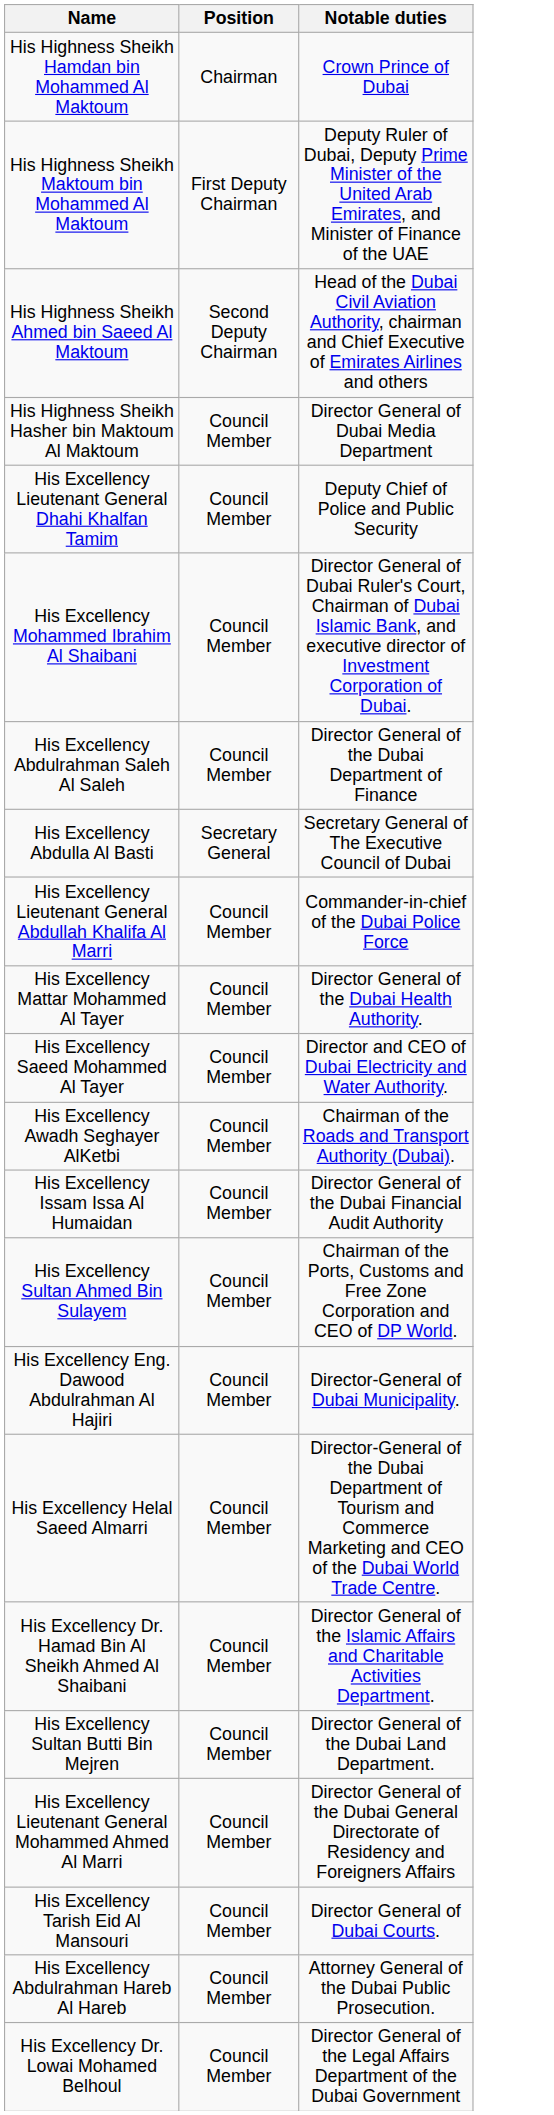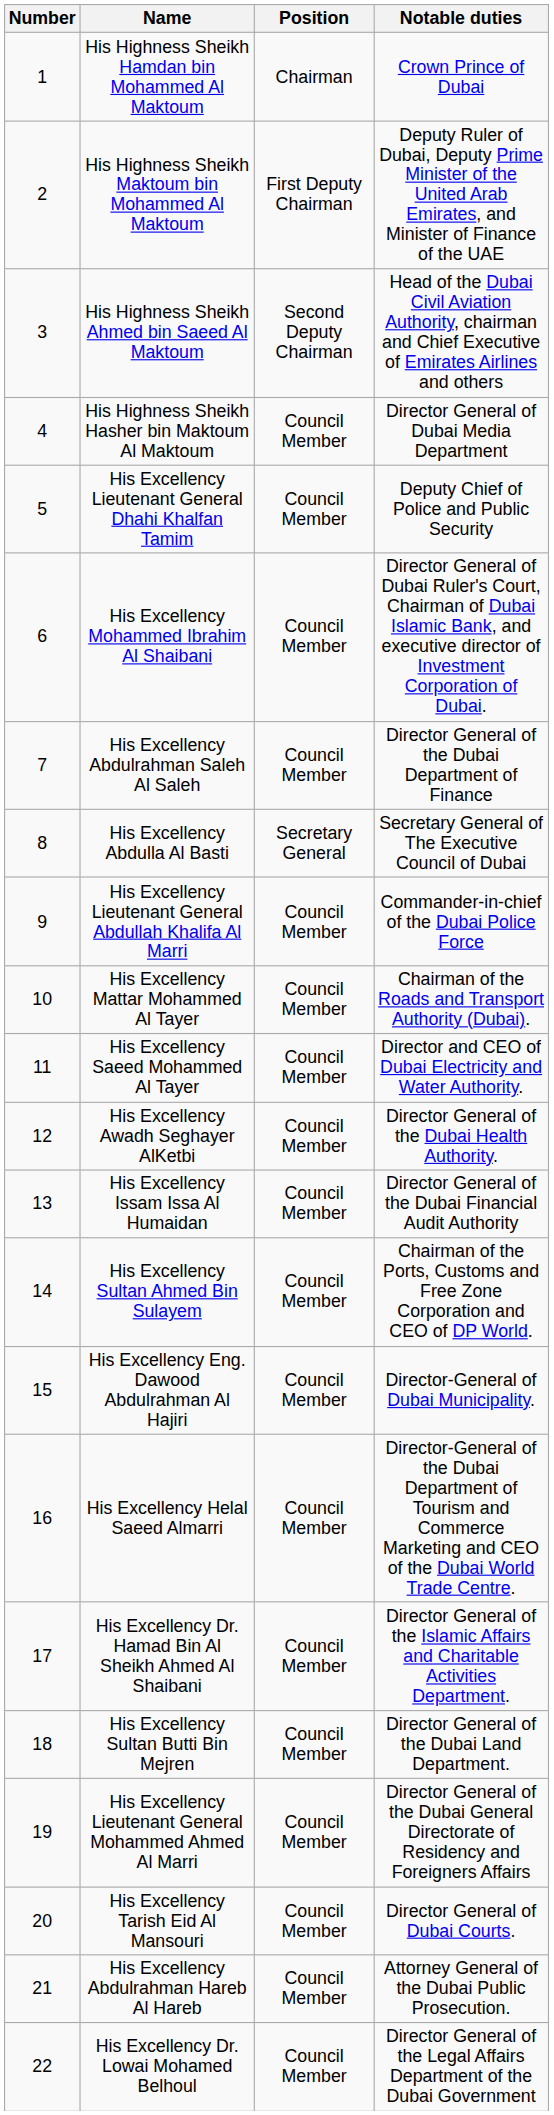+ column: (42, 18)
(386, 999) Director General of the Dubai Health Authority. -> (461, 999) Chairman of the Roads and Transport Authority (Dubai).
(386, 1135) Chairman of the Roads and Transport Authority (Dubai). -> (461, 1135) Director General of the Dubai Health Authority.
